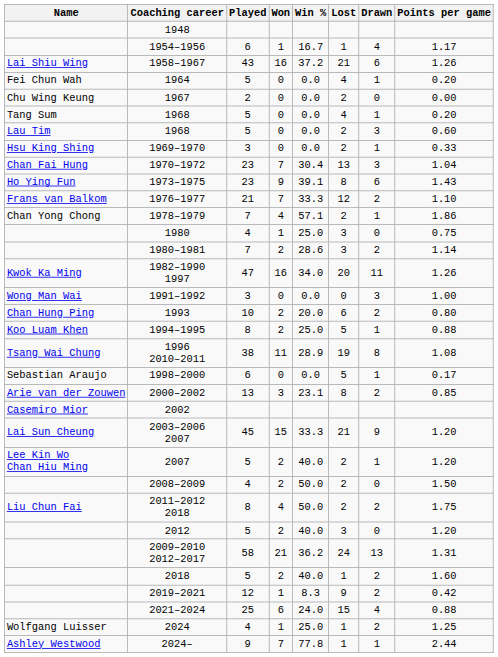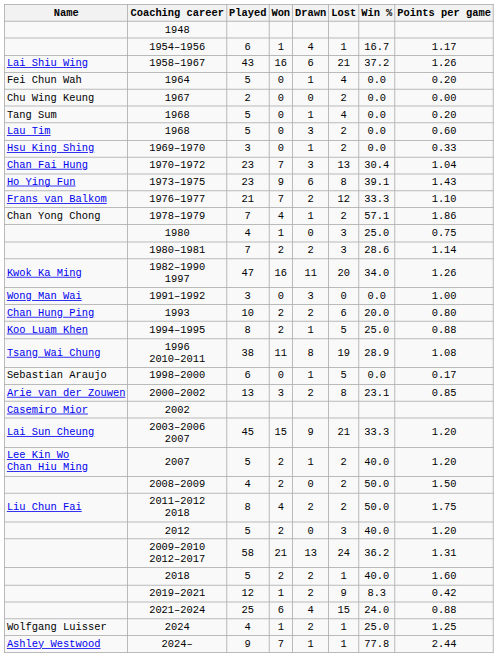columns swapped: (377, 13) <-> (311, 13)
